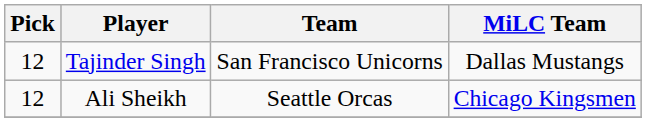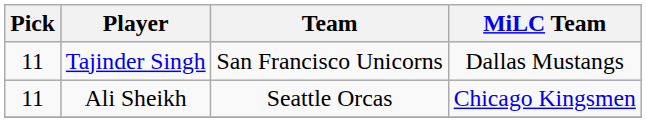(33, 60) 12 -> (33, 60) 11
(33, 98) 12 -> (33, 98) 11
